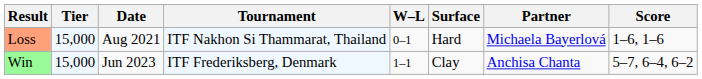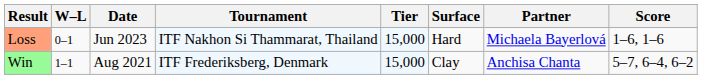columns swapped: (409, 16) <-> (75, 16)
(131, 39) Aug 2021 -> (120, 39) Jun 2023
(129, 62) Jun 2023 -> (123, 62) Aug 2021
